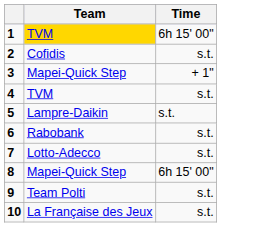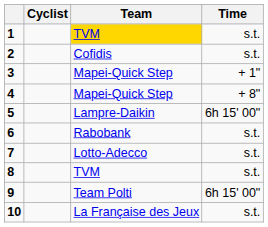+ column: (47, 14)
(186, 34) 6h 15' 00" -> (252, 34) s.t.
(40, 93) TVM -> (123, 93) Mapei-Quick Step
(205, 93) s.t. -> (249, 93) + 8"
(167, 113) s.t. -> (233, 113) 6h 15' 00"
(76, 172) Mapei-Quick Step -> (87, 172) TVM
(186, 172) 6h 15' 00" -> (252, 172) s.t.
(205, 192) s.t. -> (233, 192) 6h 15' 00"
